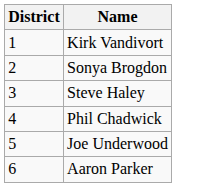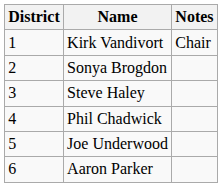+ column: (194, 17)
